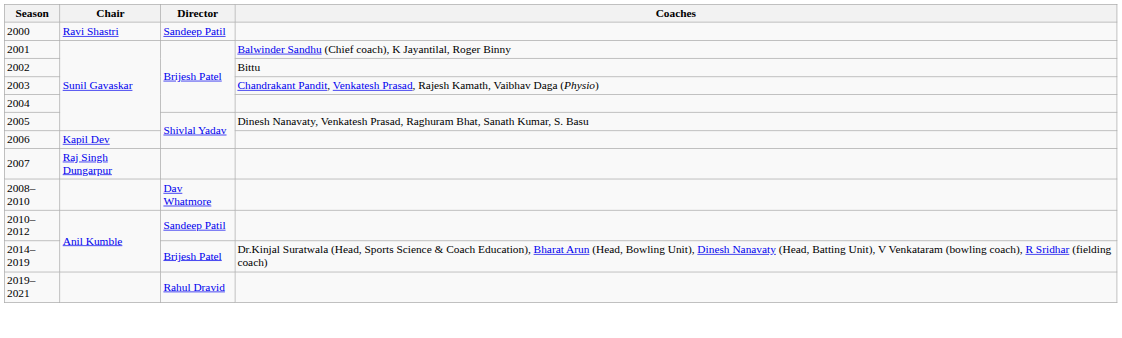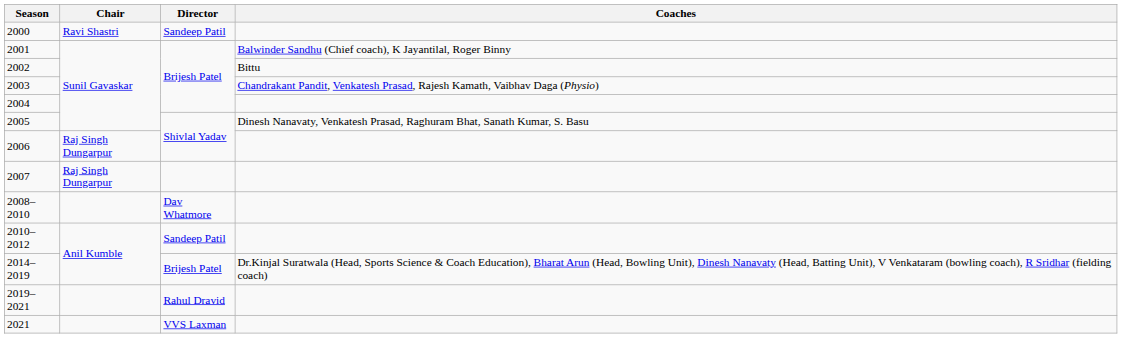(86, 139) Kapil Dev -> (87, 146) Raj Singh Dungarpur
+ row: (18, 324)
